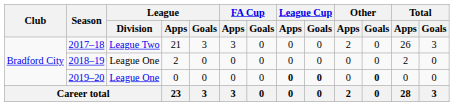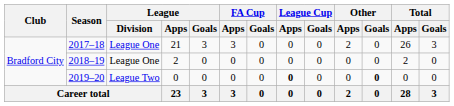(134, 45) League Two -> (134, 45) League One
(134, 77) League One -> (134, 77) League Two
(319, 77) bold -> (319, 77) normal
